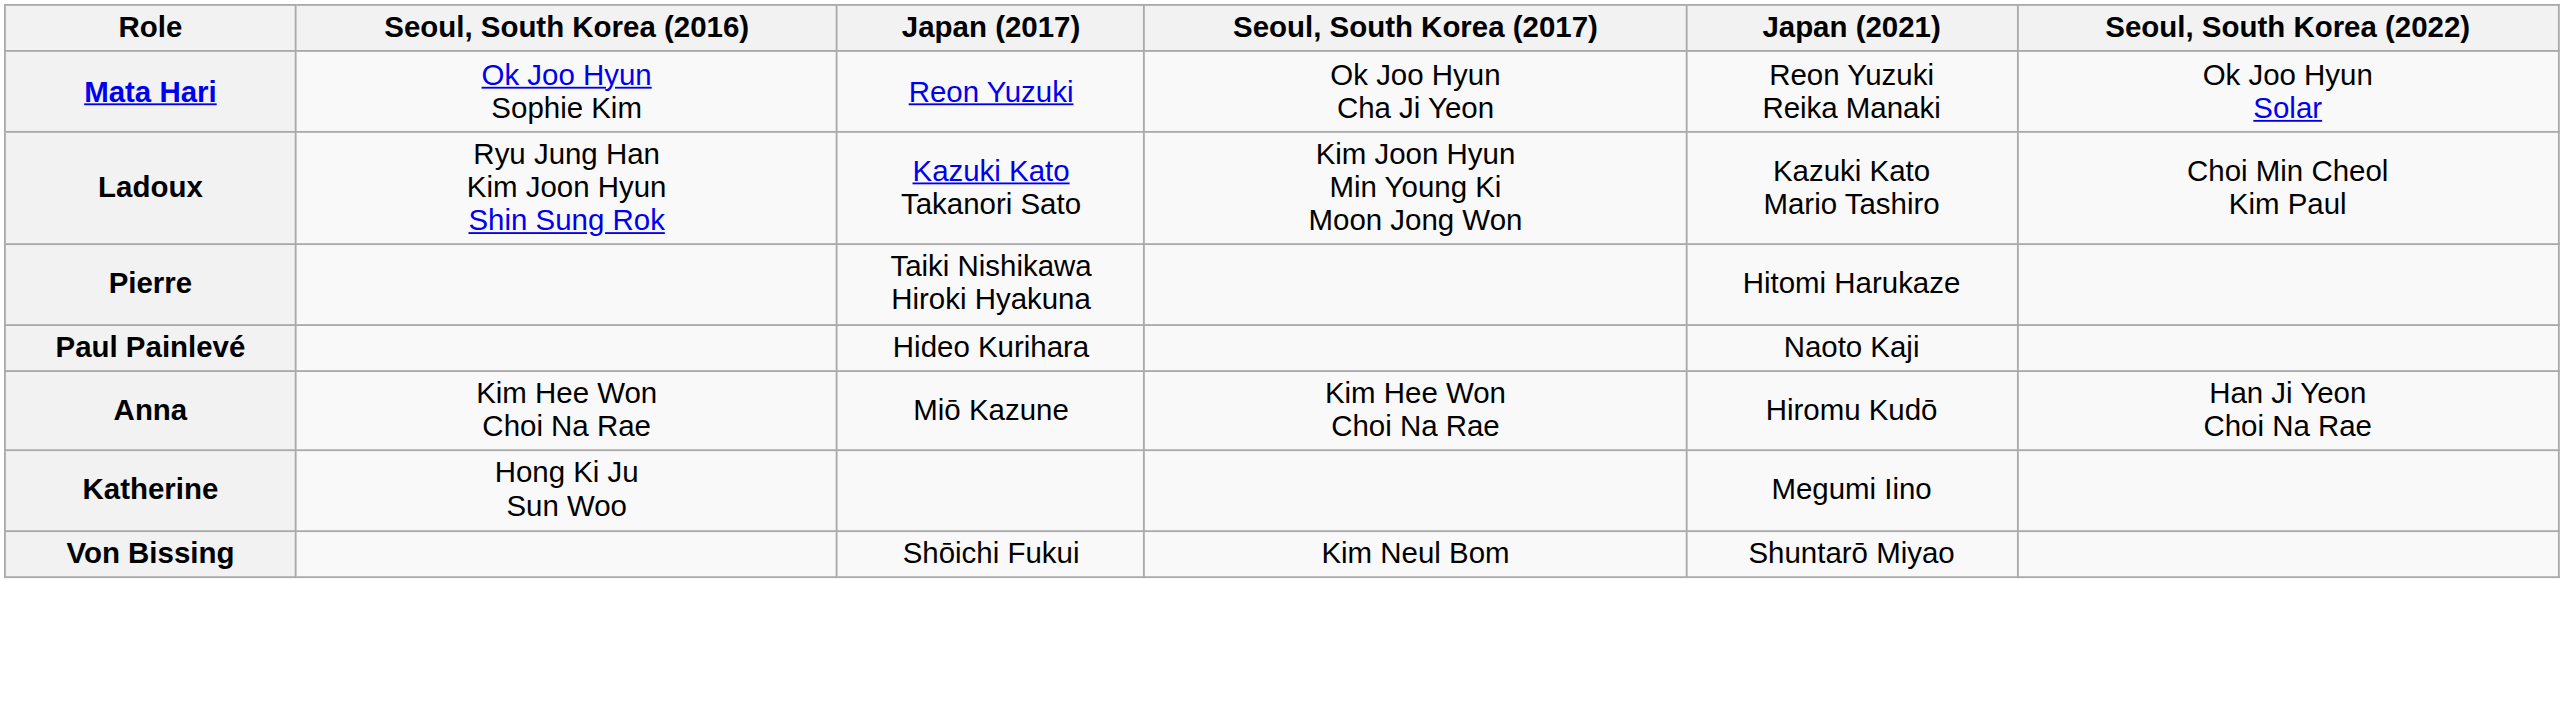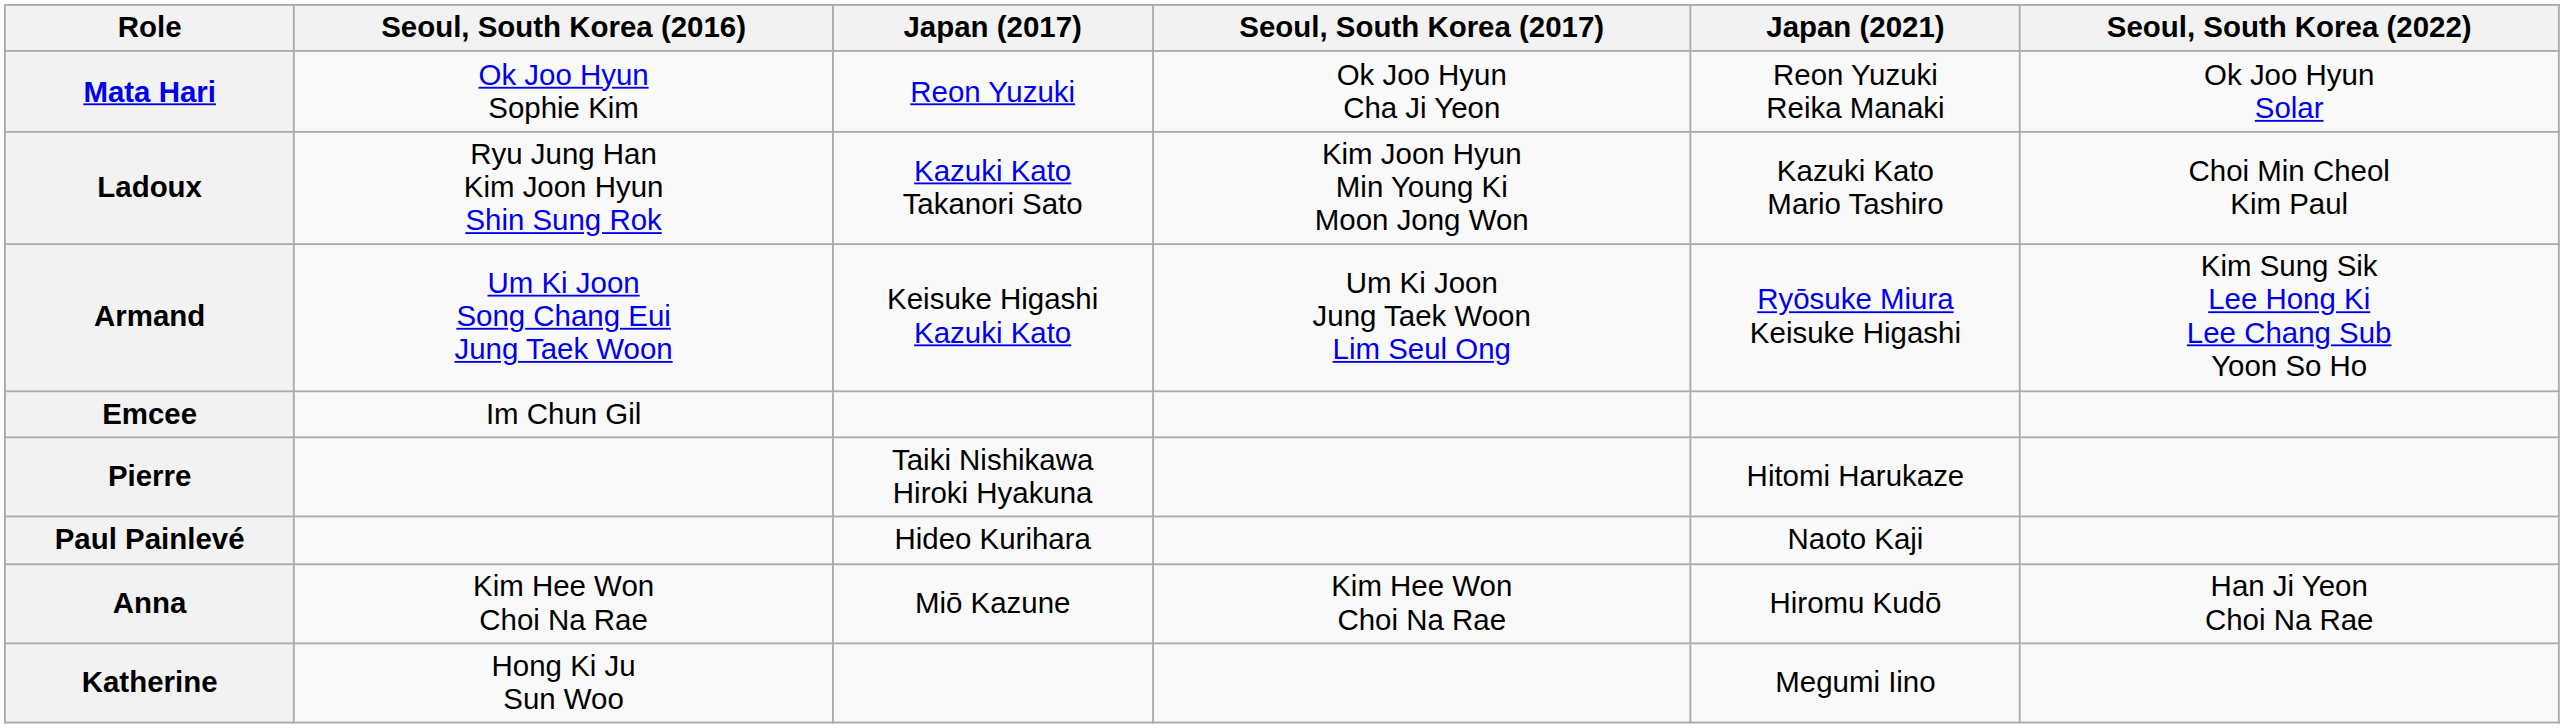+ row: (150, 316)
+ row: (150, 413)
- row: (150, 553)
